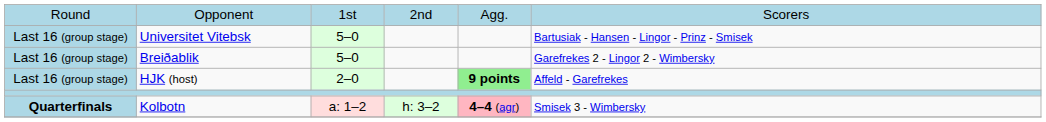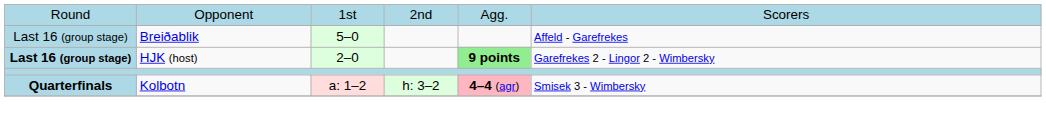- row: (195, 36)
(624, 58) Garefrekes 2 - Lingor 2 - Wimbersky -> (581, 37) Affeld - Garefrekes
(71, 79) normal -> (71, 57) bold
(581, 79) Affeld - Garefrekes -> (624, 58) Garefrekes 2 - Lingor 2 - Wimbersky
